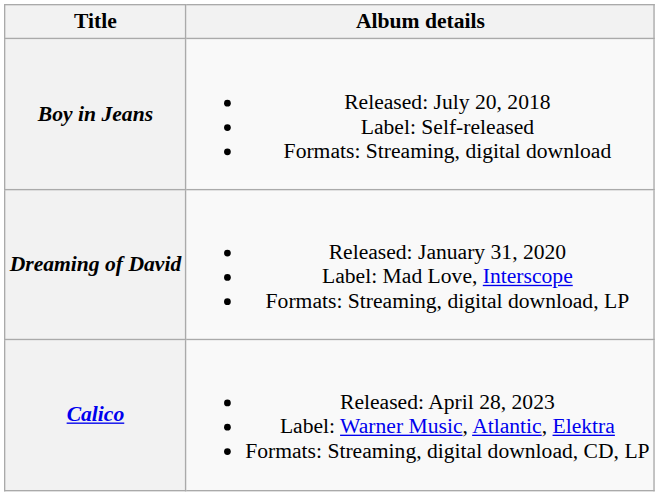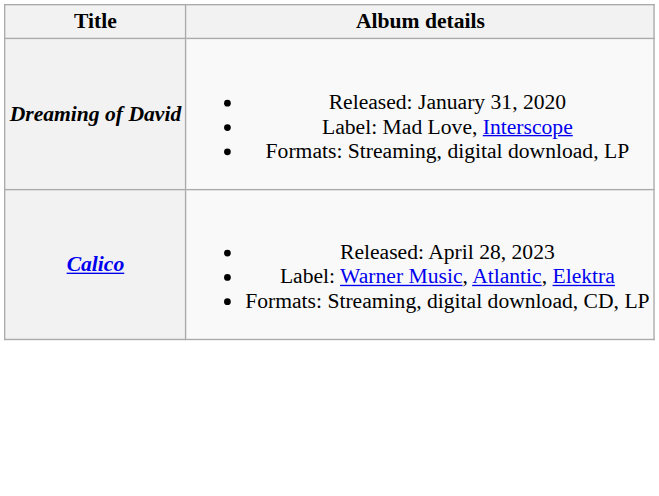- row: (95, 113)
